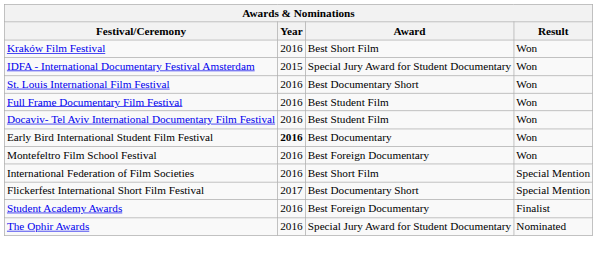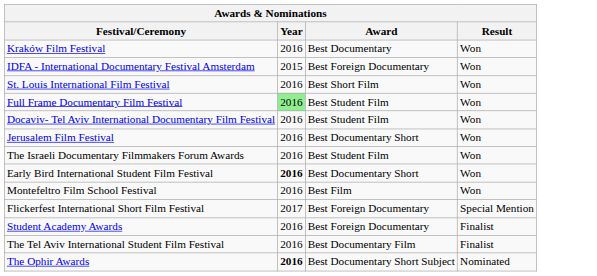(343, 48) Best Short Film -> (350, 48) Best Documentary
(409, 66) Special Jury Award for Student Documentary -> (368, 66) Best Foreign Documentary
(363, 84) Best Documentary Short -> (343, 84) Best Short Film
(291, 102) no background -> (291, 102) lightgreen background
+ row: (60, 137)
+ row: (125, 155)
(350, 137) Best Documentary -> (363, 173) Best Documentary Short
(368, 155) Best Foreign Documentary -> (330, 191) Best Film
- row: (101, 173)
(363, 191) Best Documentary Short -> (368, 208) Best Foreign Documentary
+ row: (116, 244)
(291, 226) normal -> (291, 262) bold
(409, 226) Special Jury Award for Student Documentary -> (381, 262) Best Documentary Short Subject
